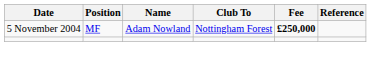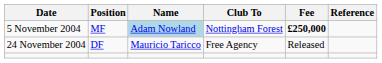(158, 28) no background -> (163, 28) lightblue background
+ row: (46, 45)
